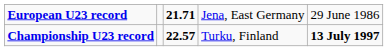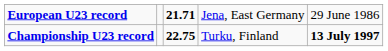(181, 35) 22.57 -> (181, 35) 22.75
